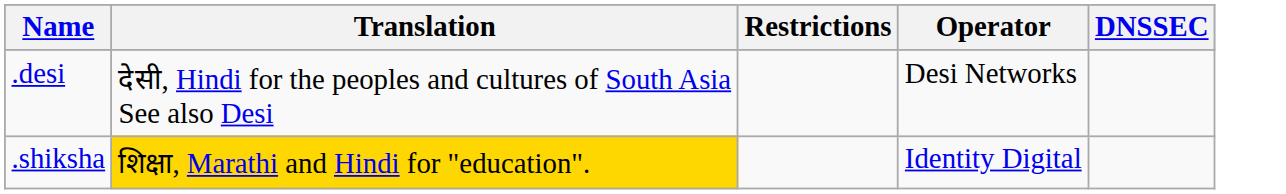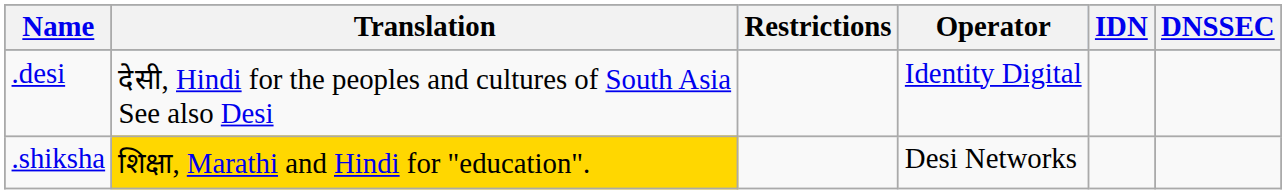+ column: (1121, 27)
(991, 73) Desi Networks -> (993, 73) Identity Digital
(993, 158) Identity Digital -> (991, 158) Desi Networks
